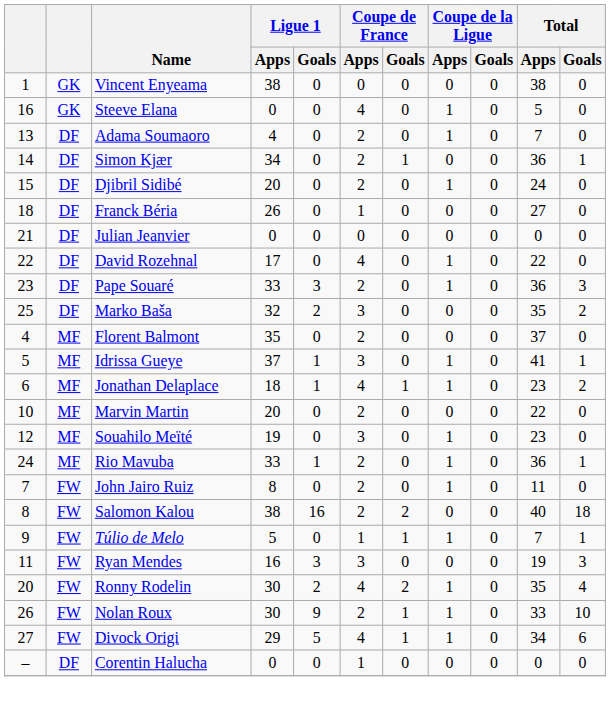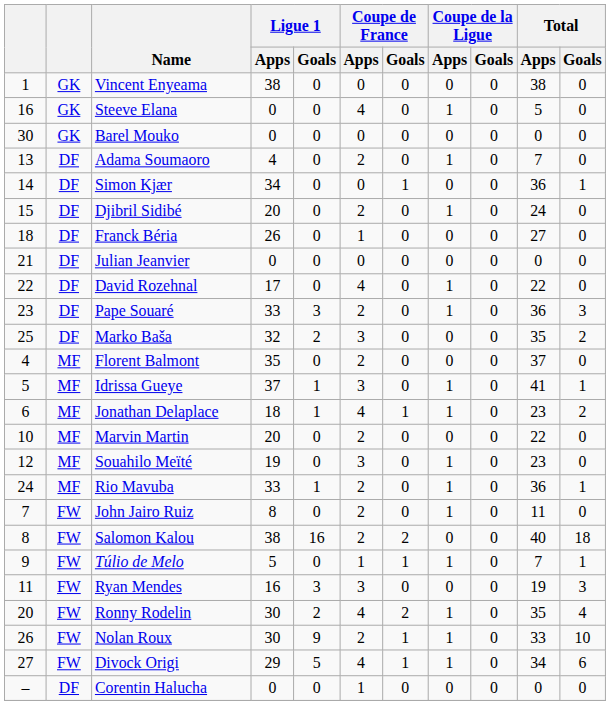+ row: (137, 135)
(361, 160) 2 -> (361, 185) 0
